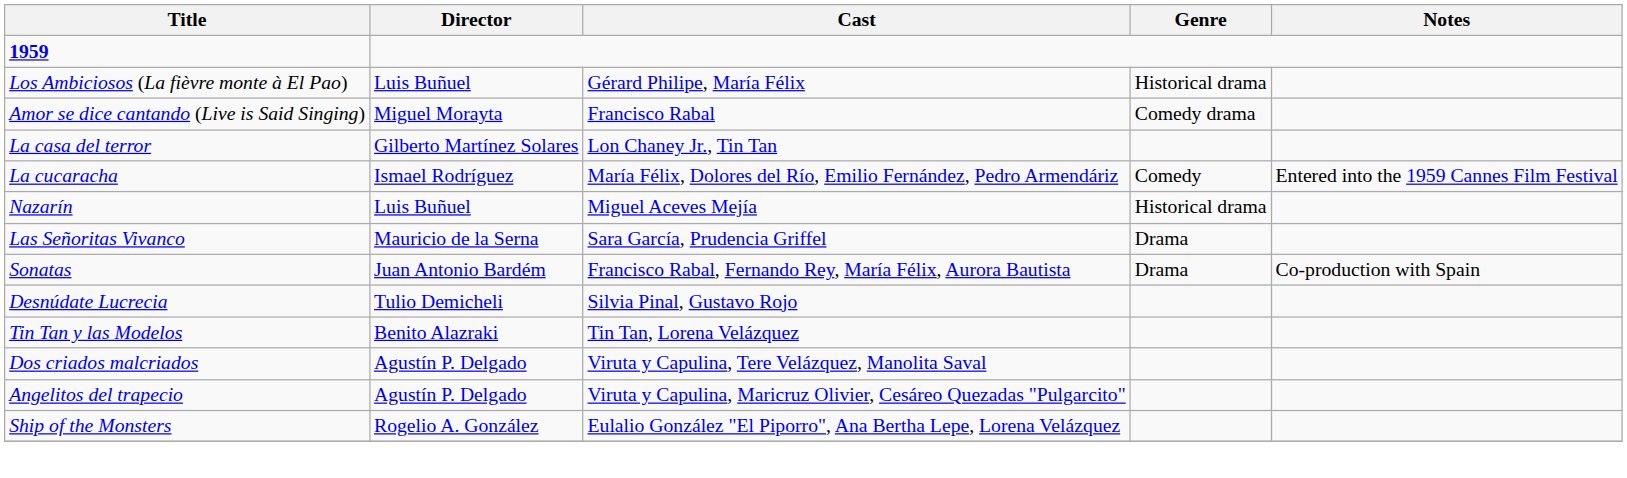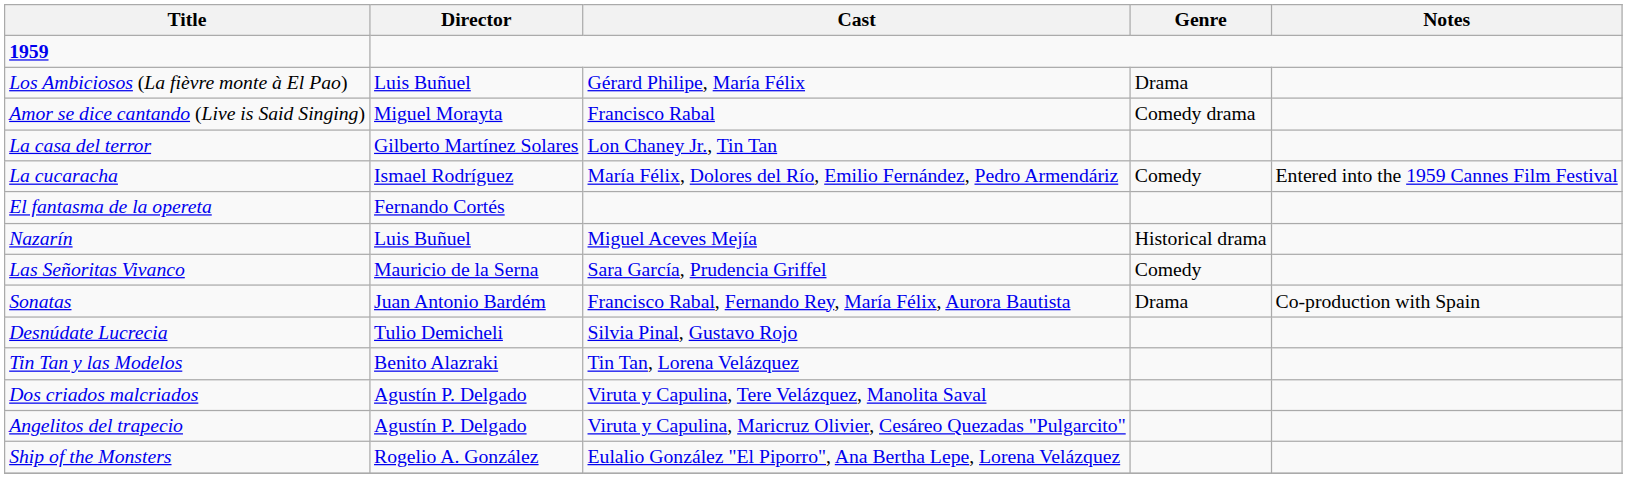(1201, 82) Historical drama -> (1162, 82) Drama
+ row: (110, 207)
(1162, 238) Drama -> (1168, 269) Comedy
